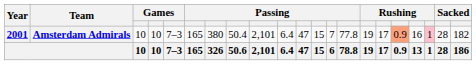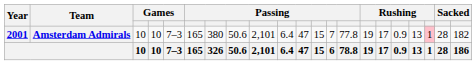(238, 34) 50.4 -> (238, 34) 50.6
(400, 34) lightsalmon background -> (400, 34) no background
(417, 34) 16 -> (417, 34) 13
